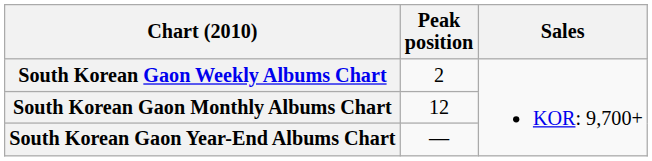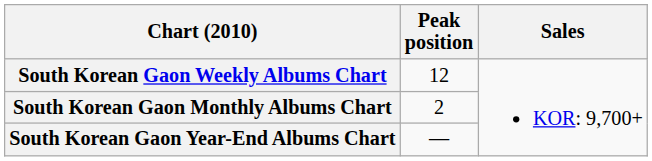(439, 75) 2 -> (439, 75) 12
(439, 107) 12 -> (439, 107) 2
